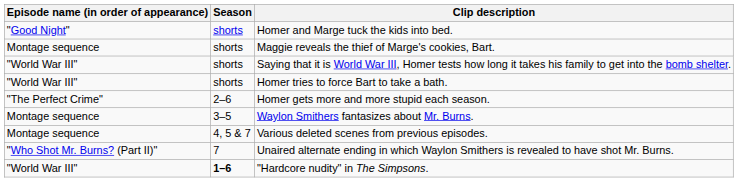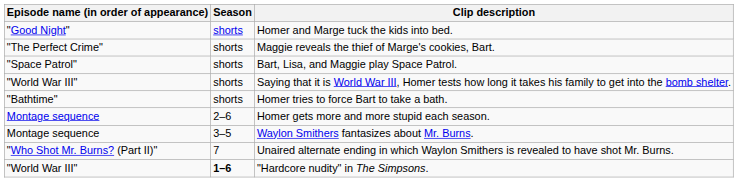(53, 47) Montage sequence -> (55, 47) "The Perfect Crime"
+ row: (357, 64)
(42, 82) "World War III" -> (32, 99) "Bathtime"
(55, 99) "The Perfect Crime" -> (53, 116) Montage sequence
- row: (372, 133)
